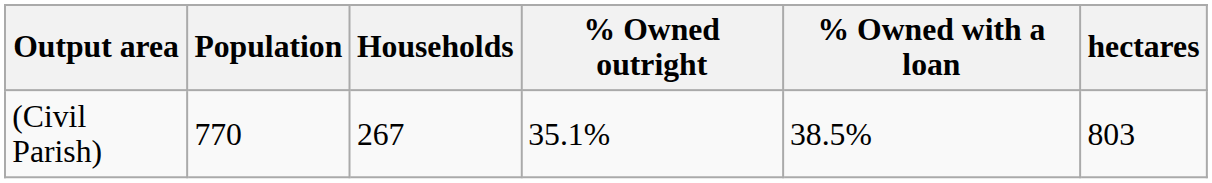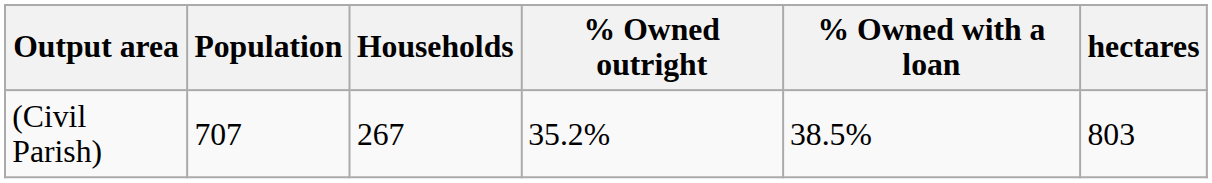(218, 133) 770 -> (218, 133) 707
(569, 133) 35.1% -> (569, 133) 35.2%
